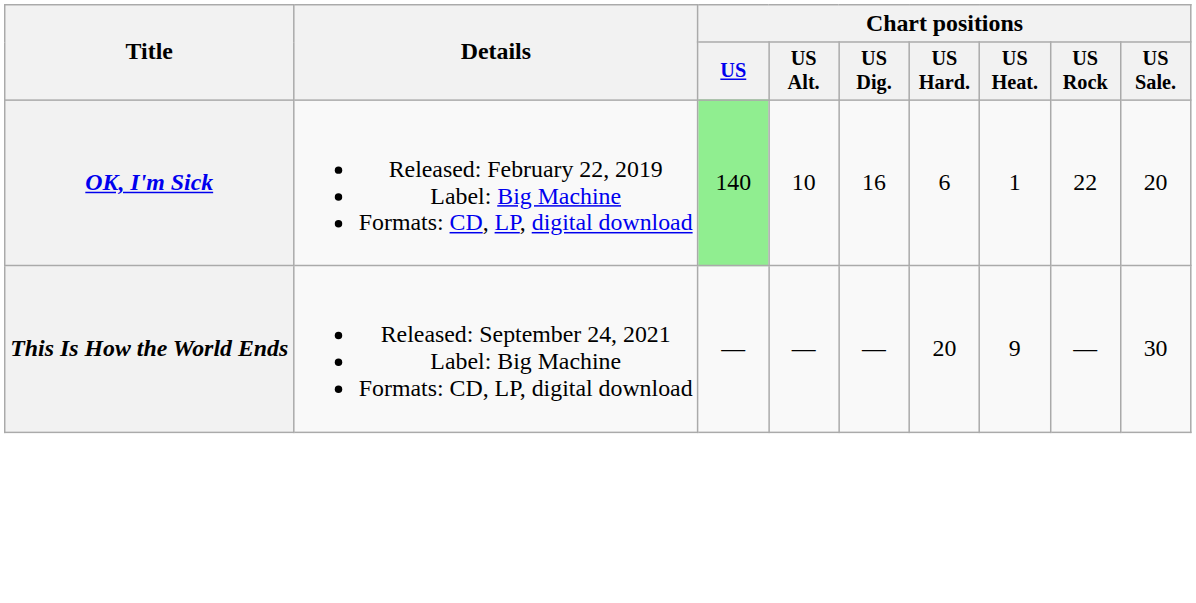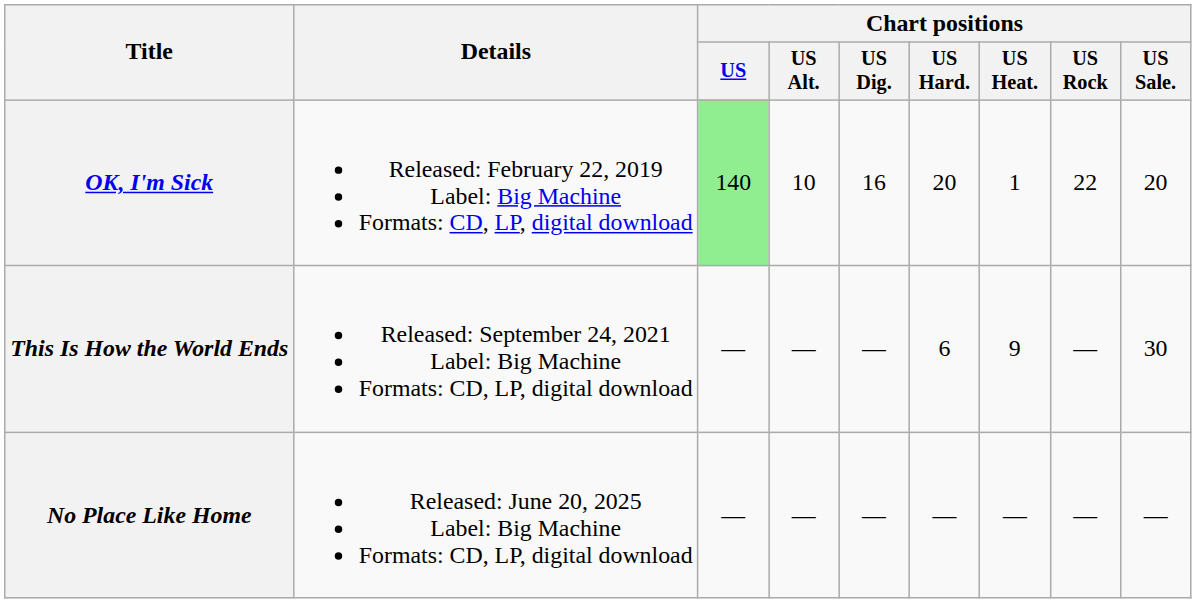(944, 182) 6 -> (944, 182) 20
(944, 348) 20 -> (944, 348) 6
+ row: (149, 514)
